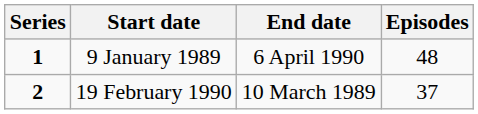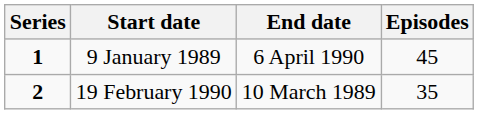(427, 56) 48 -> (427, 56) 45
(427, 91) 37 -> (427, 91) 35
